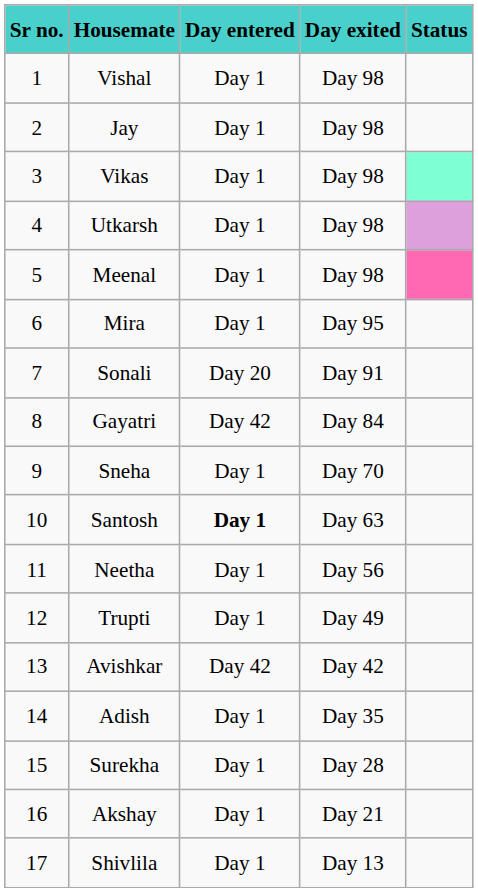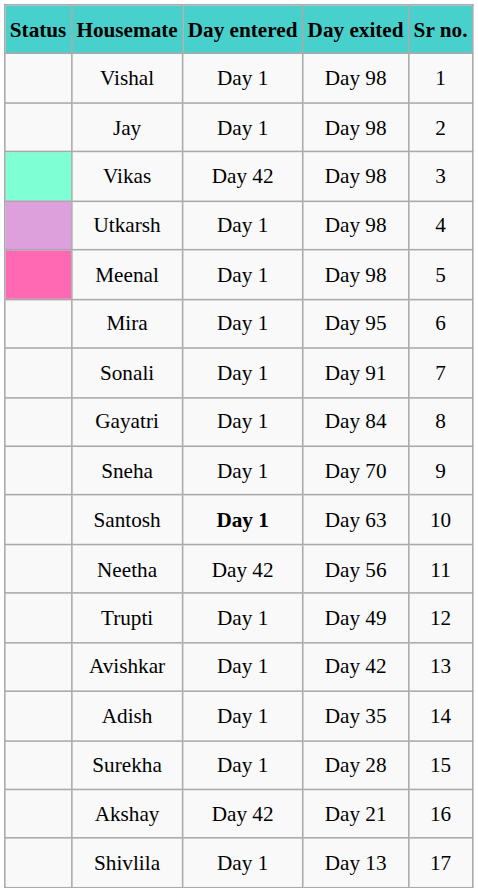columns swapped: (37, 29) <-> (439, 29)
(240, 176) Day 1 -> (243, 176) Day 42
(240, 372) Day 20 -> (243, 372) Day 1
(240, 421) Day 42 -> (243, 421) Day 1
(240, 568) Day 1 -> (243, 568) Day 42
(240, 666) Day 42 -> (243, 666) Day 1
(240, 814) Day 1 -> (243, 814) Day 42
